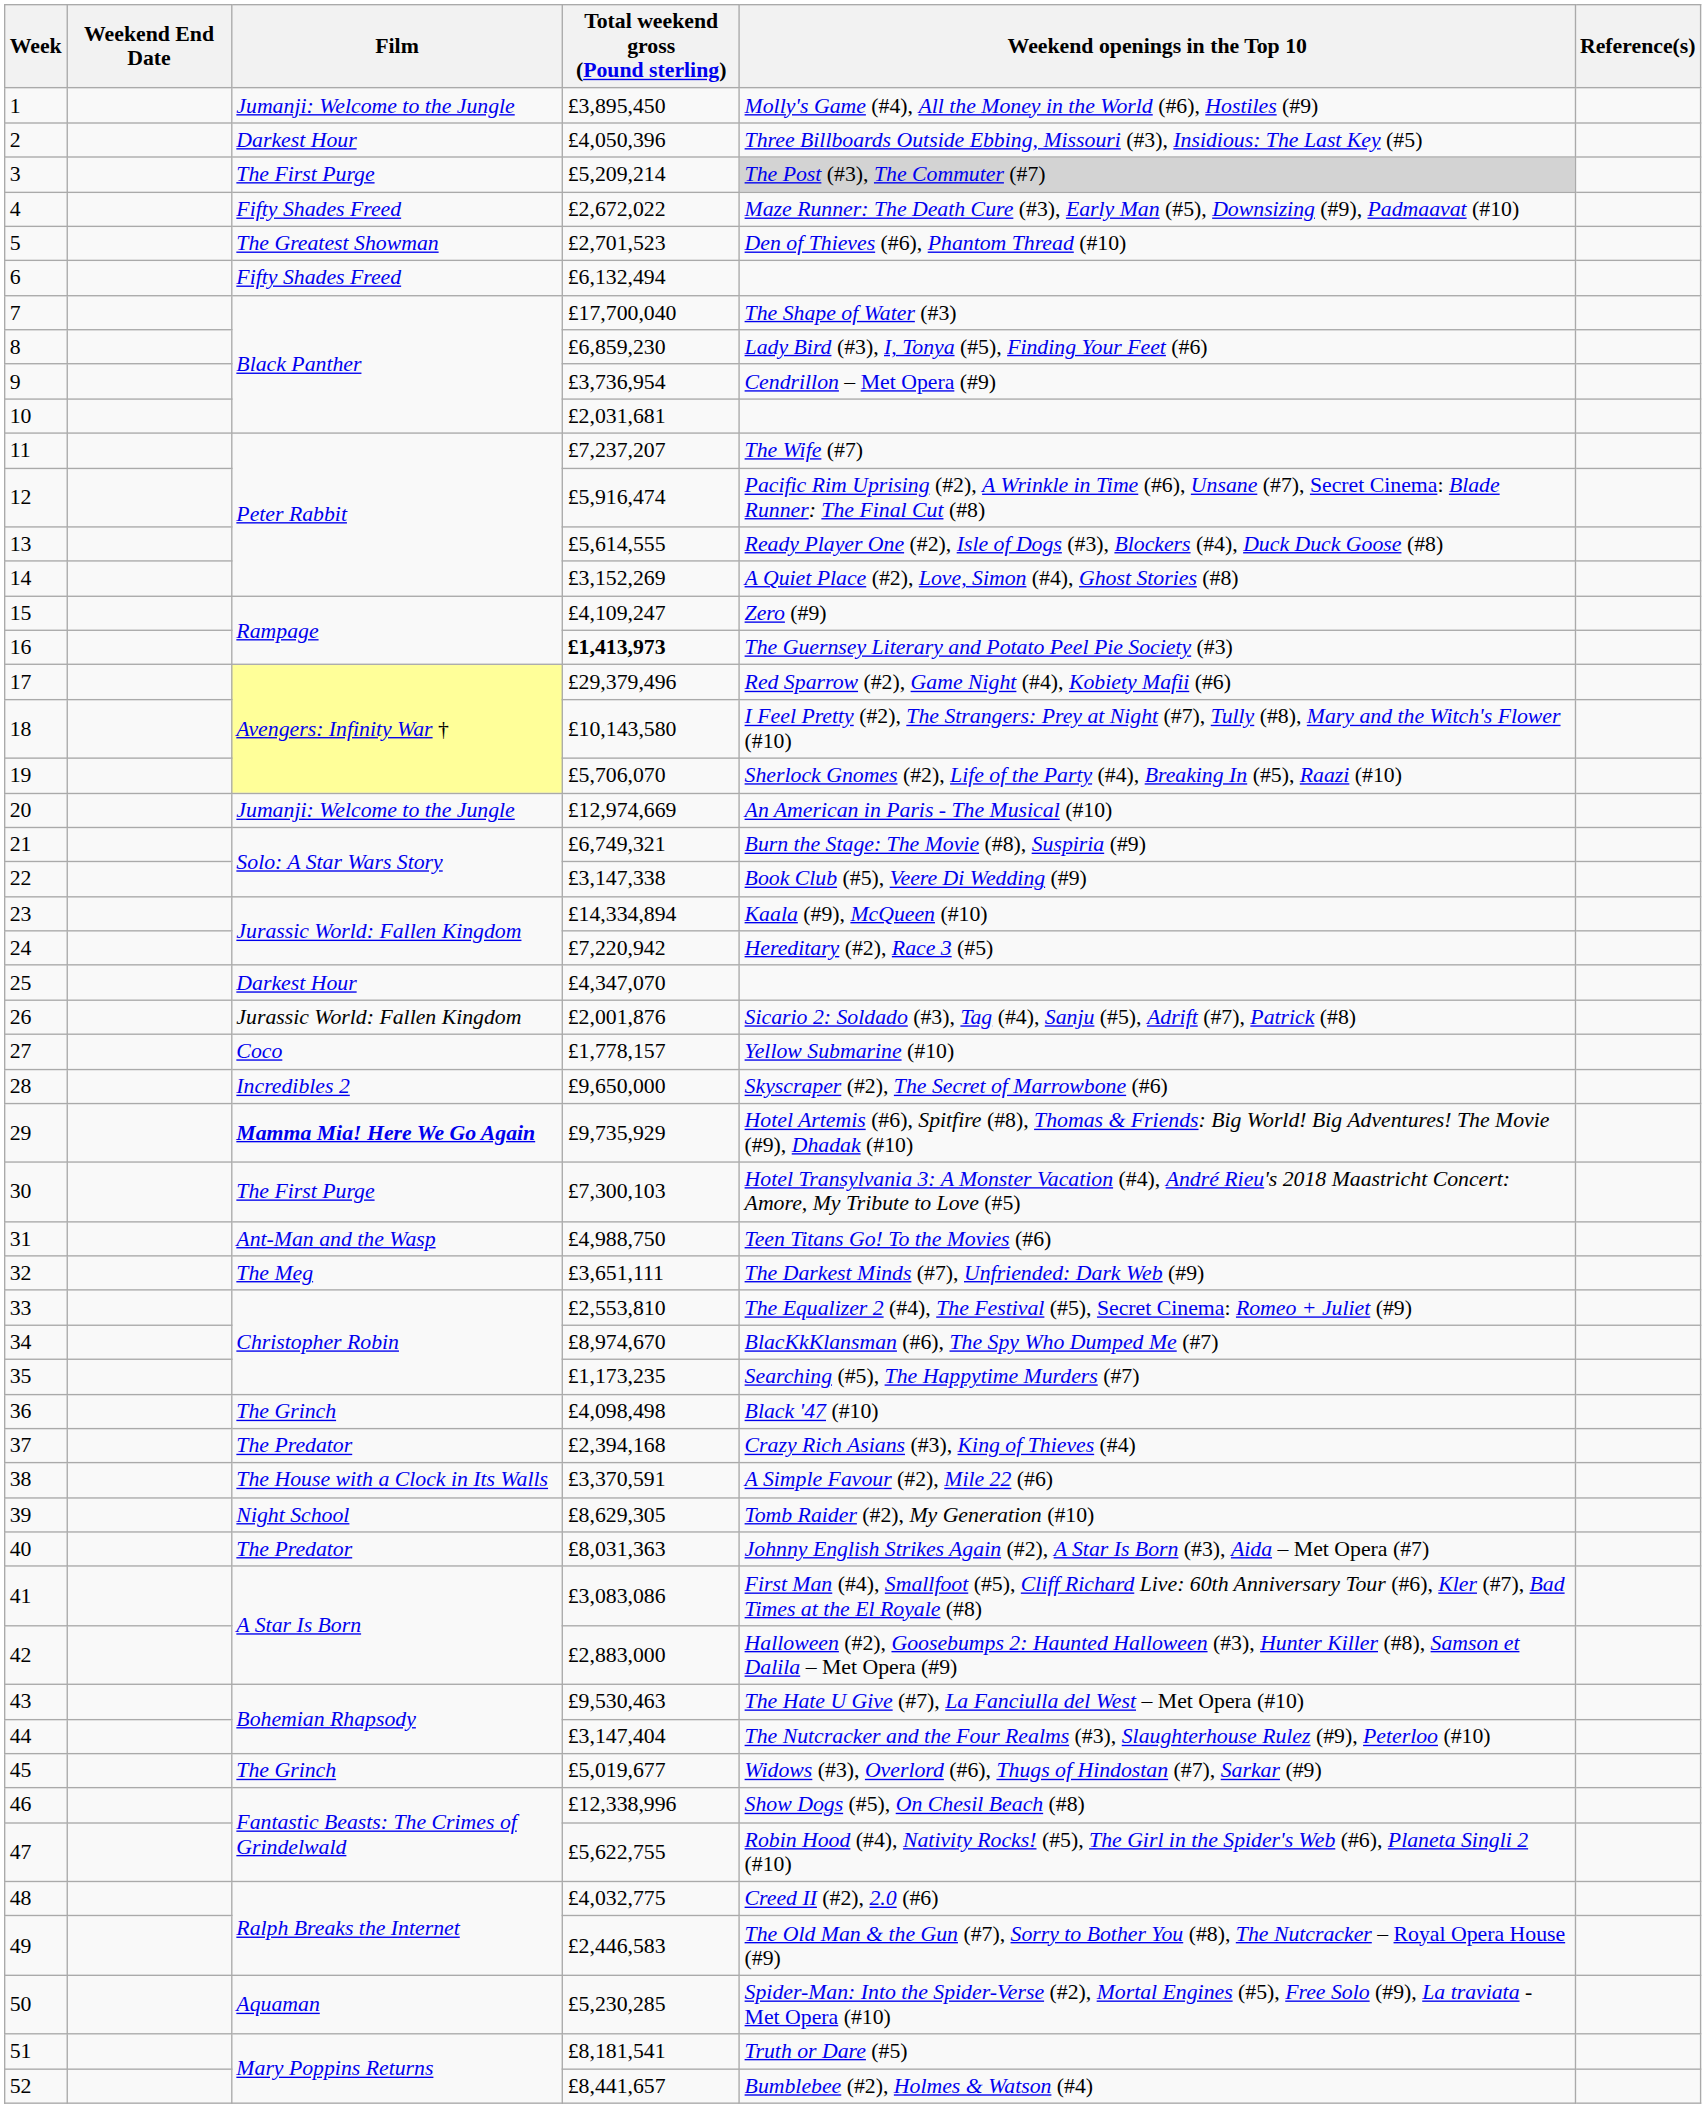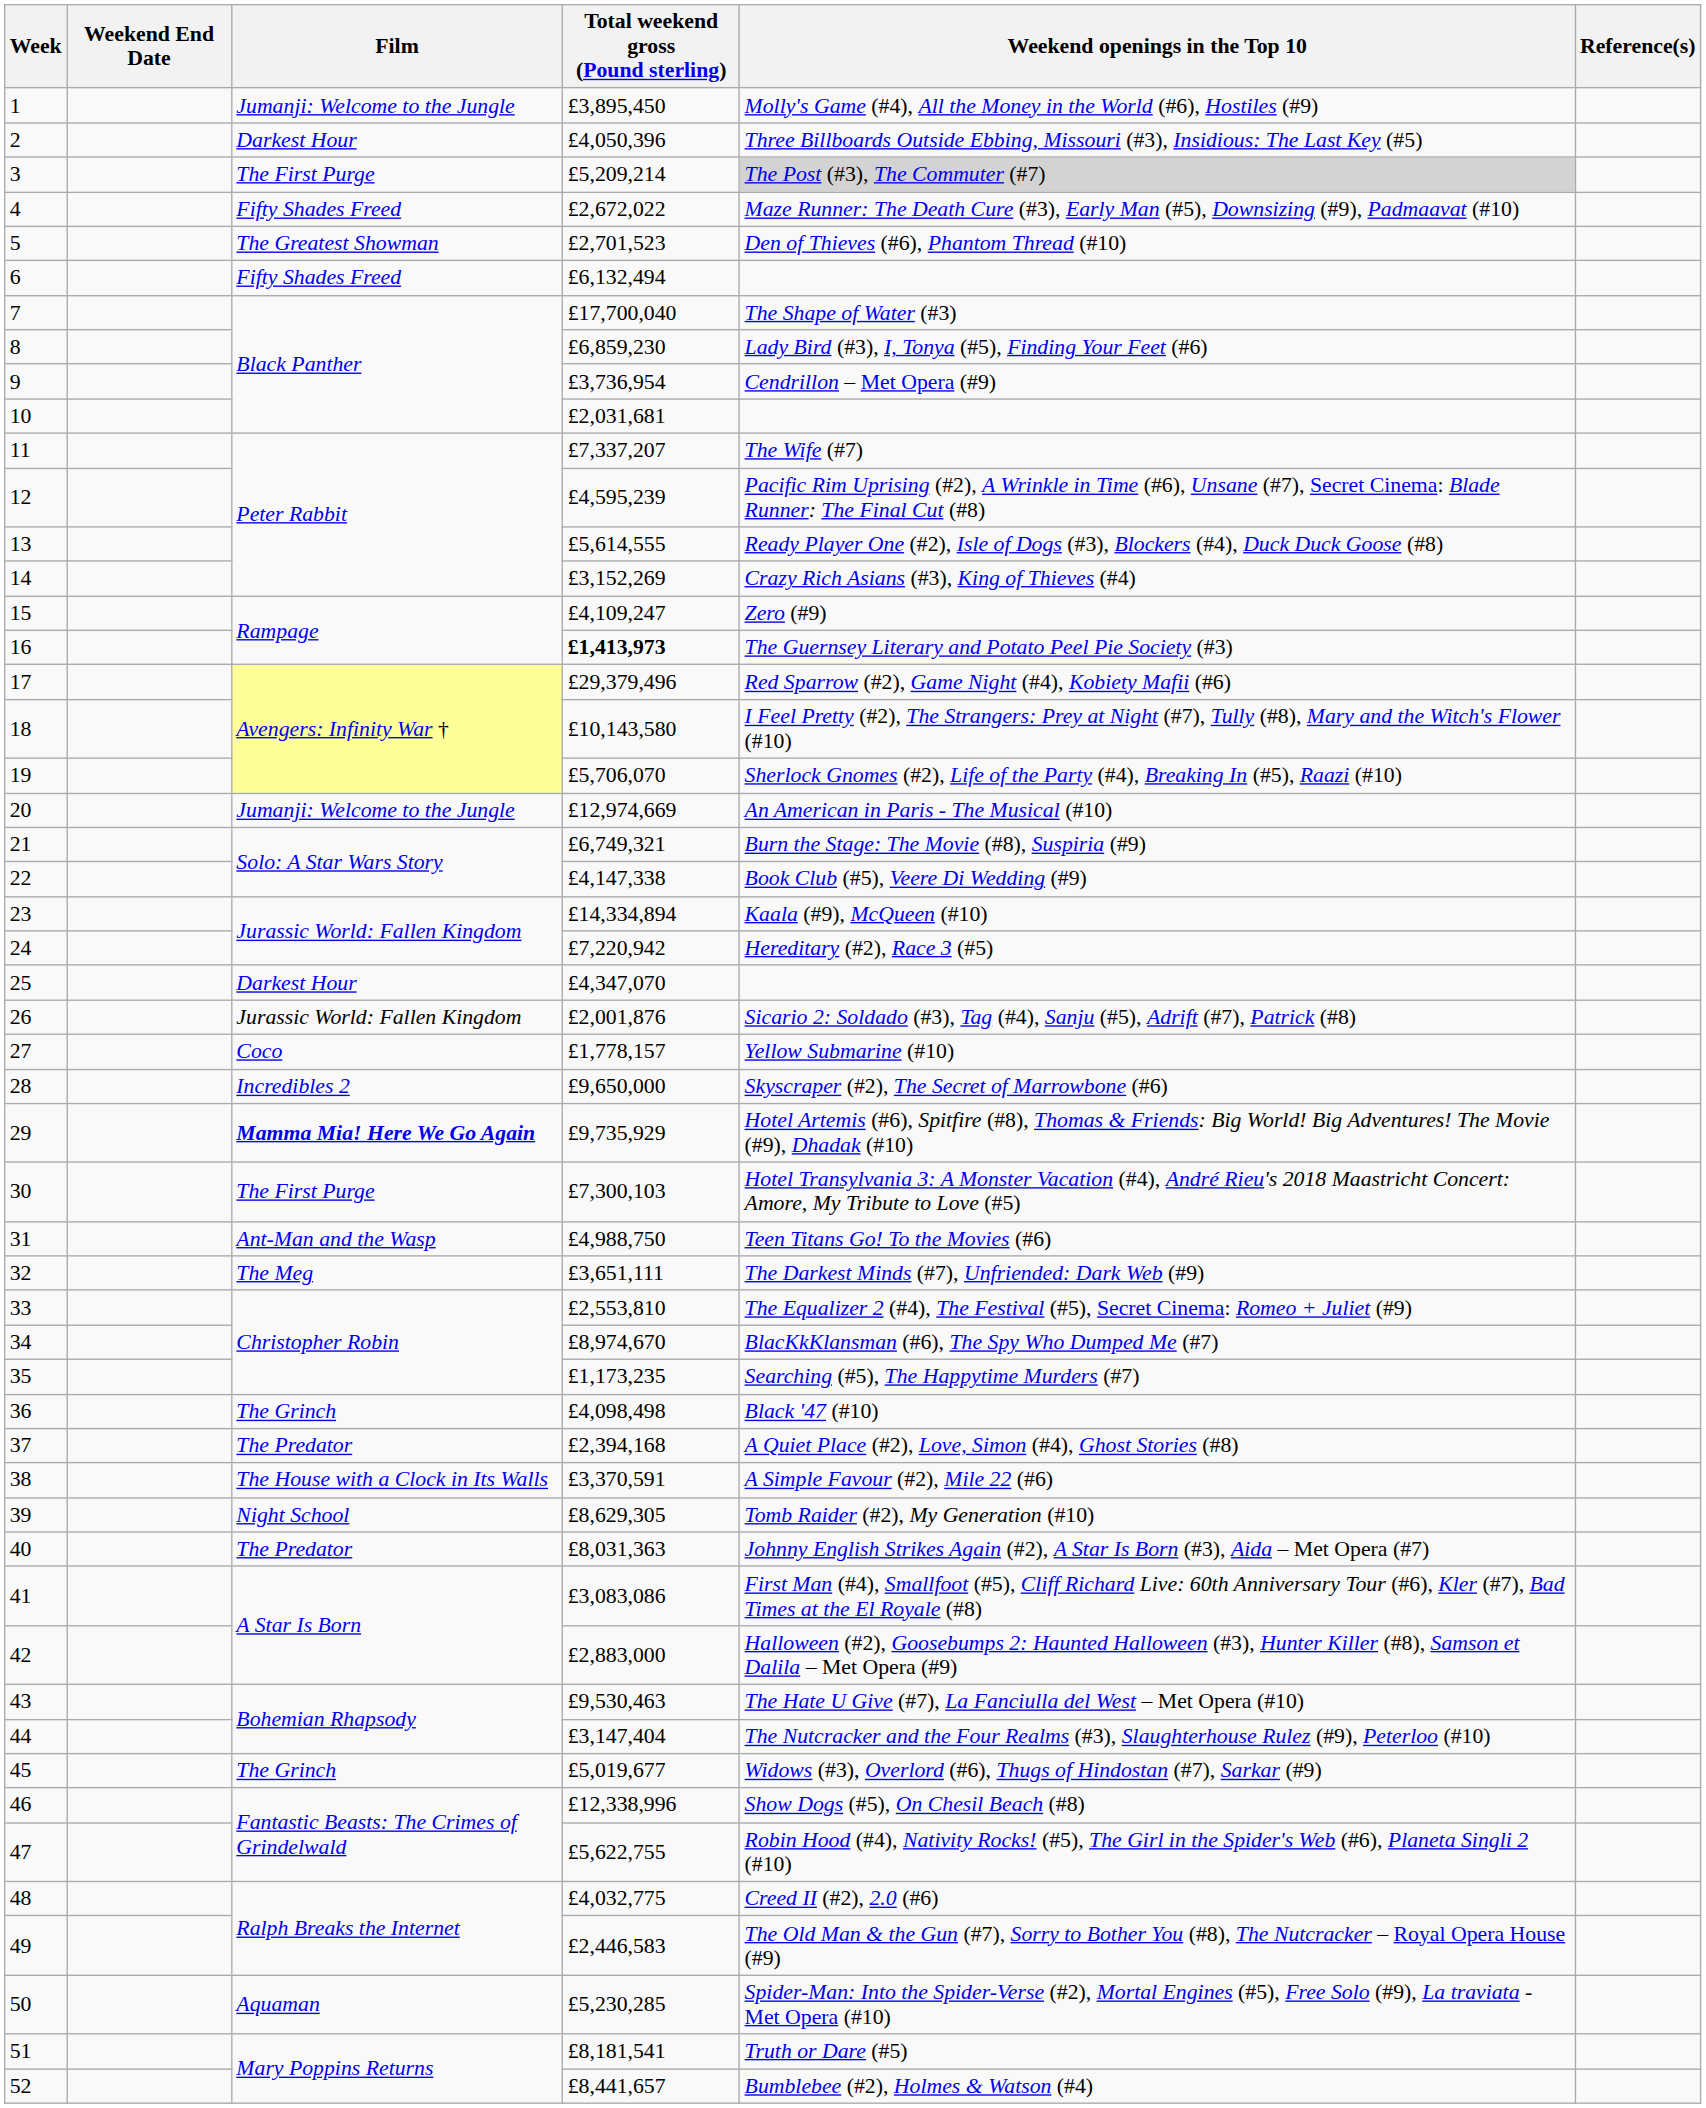(617, 450) £7,237,207 -> (617, 450) £7,337,207
(617, 497) £5,916,474 -> (617, 497) £4,595,239
(992, 578) A Quiet Place (#2), Love, Simon (#4), Ghost Stories (#8) -> (940, 578) Crazy Rich Asians (#3), King of Thieves (#4)
(617, 878) £3,147,338 -> (617, 878) £4,147,338
(940, 1445) Crazy Rich Asians (#3), King of Thieves (#4) -> (992, 1445) A Quiet Place (#2), Love, Simon (#4), Ghost Stories (#8)
